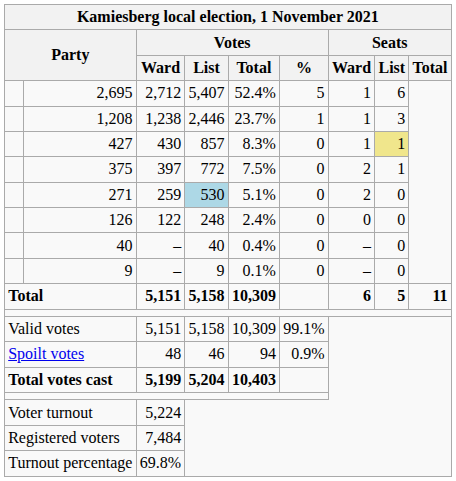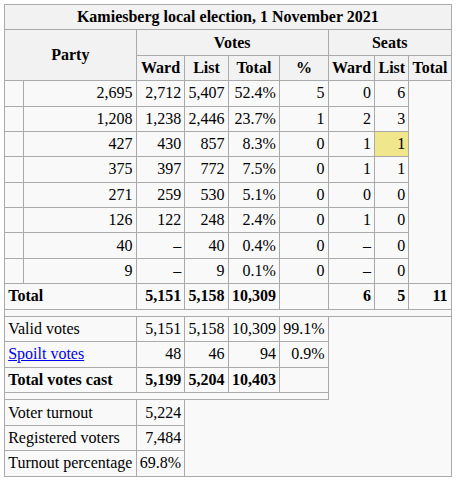(367, 93) 1 -> (367, 93) 0
(367, 118) 1 -> (367, 118) 2
(367, 169) 2 -> (367, 169) 1
(213, 194) lightblue background -> (213, 194) no background
(367, 194) 2 -> (367, 194) 0
(367, 220) 0 -> (367, 220) 1
